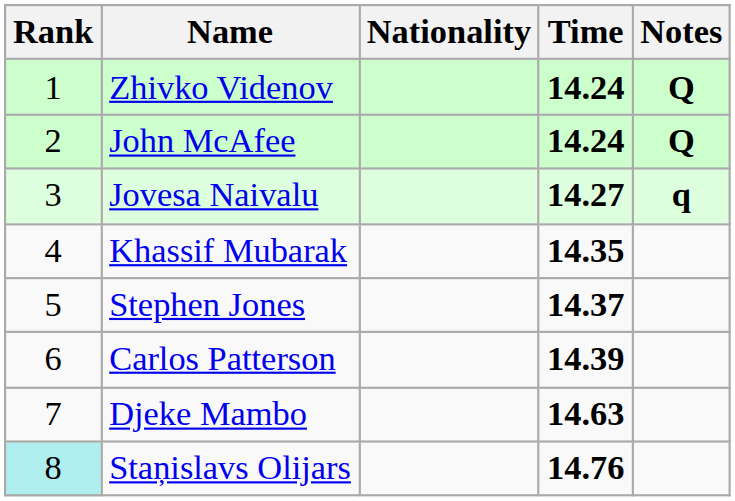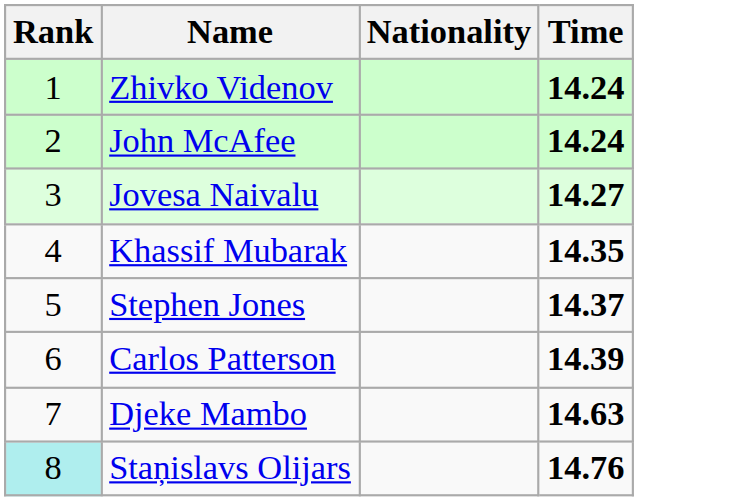- column: (681, 31)
